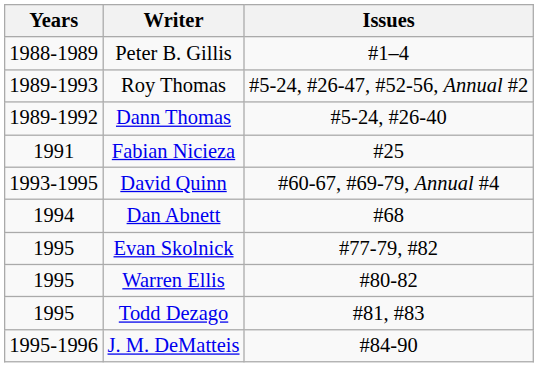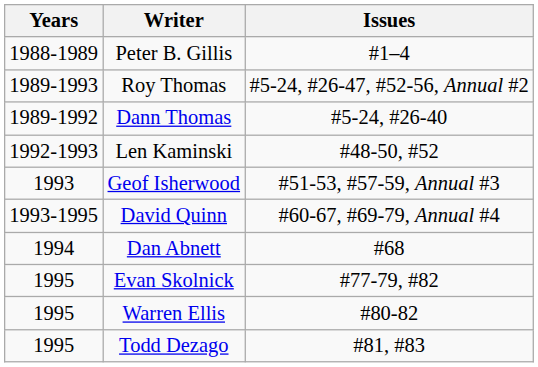- row: (174, 150)
+ row: (174, 150)
+ row: (174, 183)
- row: (174, 345)
